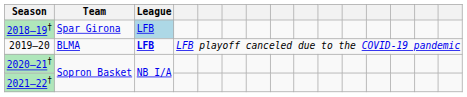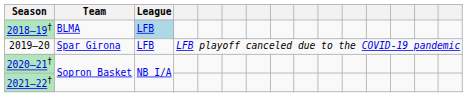(89, 30) Spar Girona -> (68, 30) BLMA
(68, 47) BLMA -> (89, 47) Spar Girona
(145, 47) bold -> (145, 47) normal
